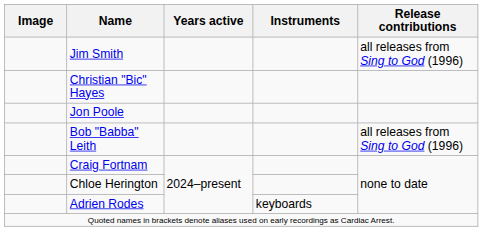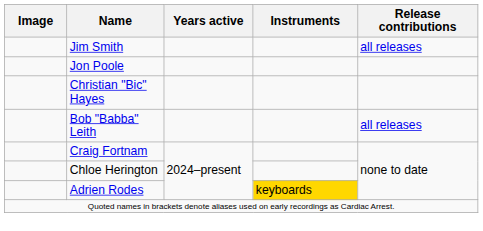(412, 53) all releases from Sing to God (1996) -> (391, 47) all releases
rows swapped: (108, 86) <-> (97, 113)
(412, 139) all releases from Sing to God (1996) -> (391, 125) all releases
(284, 203) no background -> (284, 190) gold background
